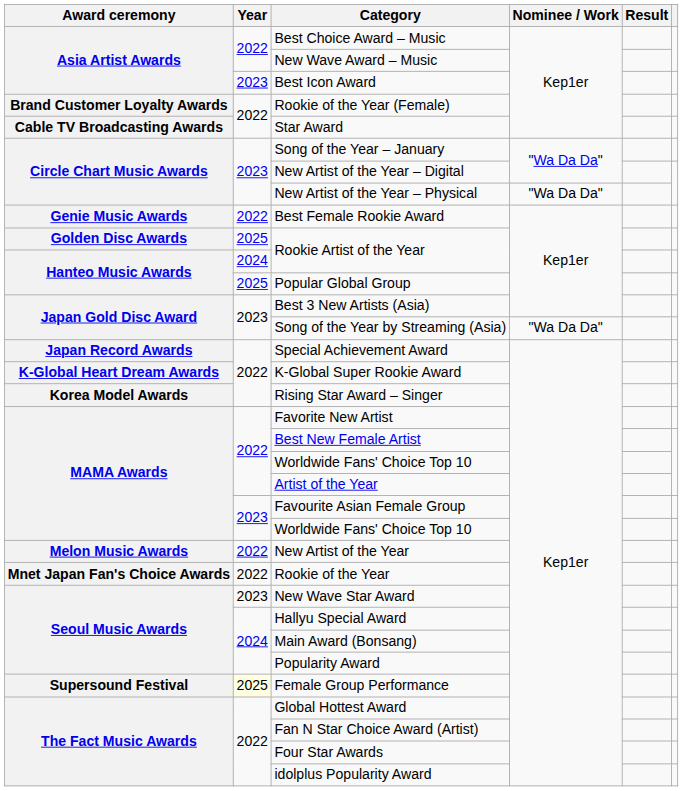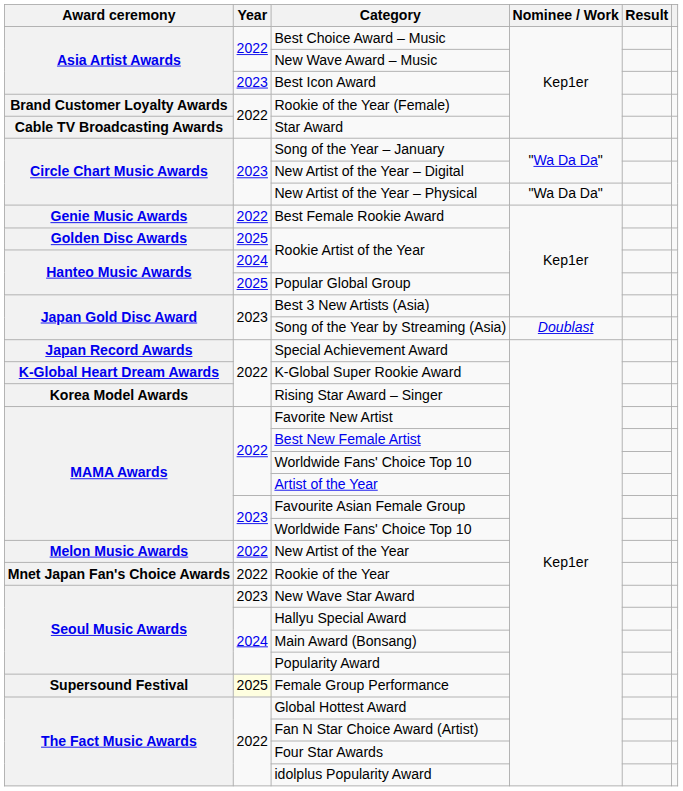(566, 328) "Wa Da Da" -> (566, 328) Doublast
